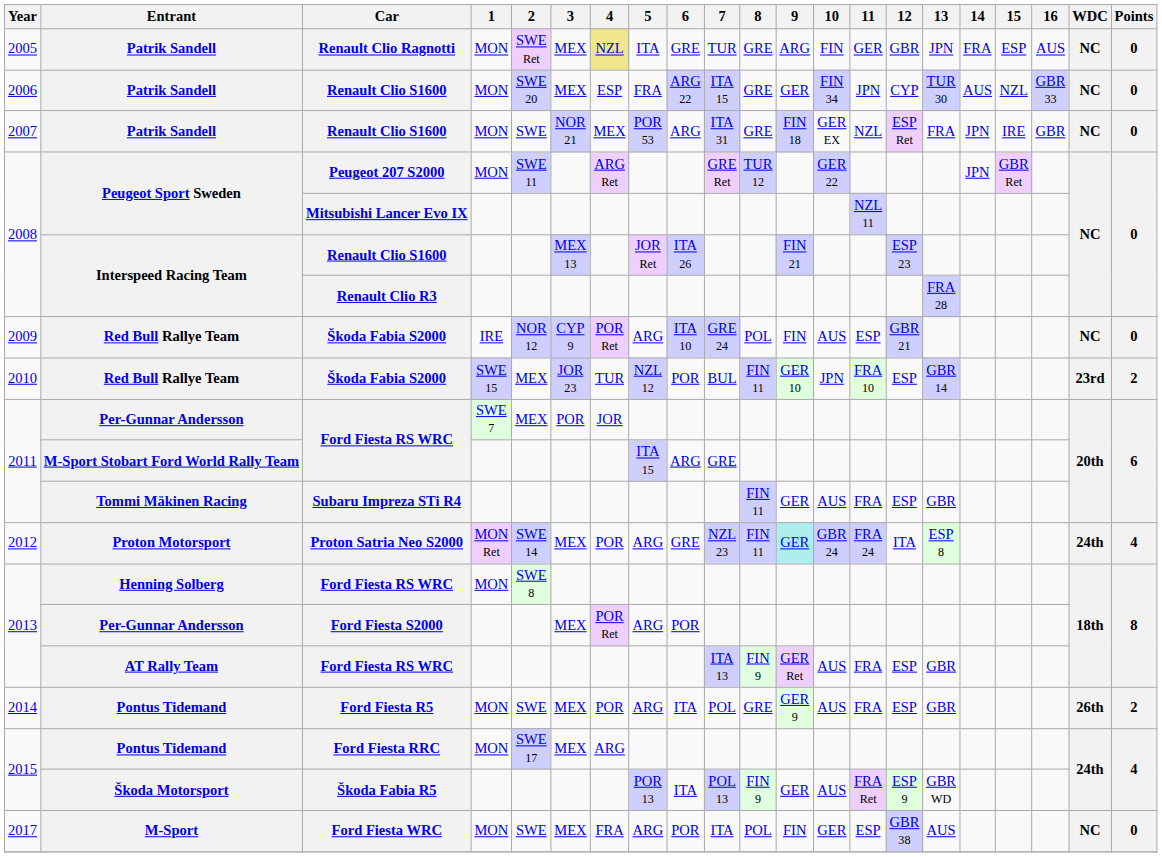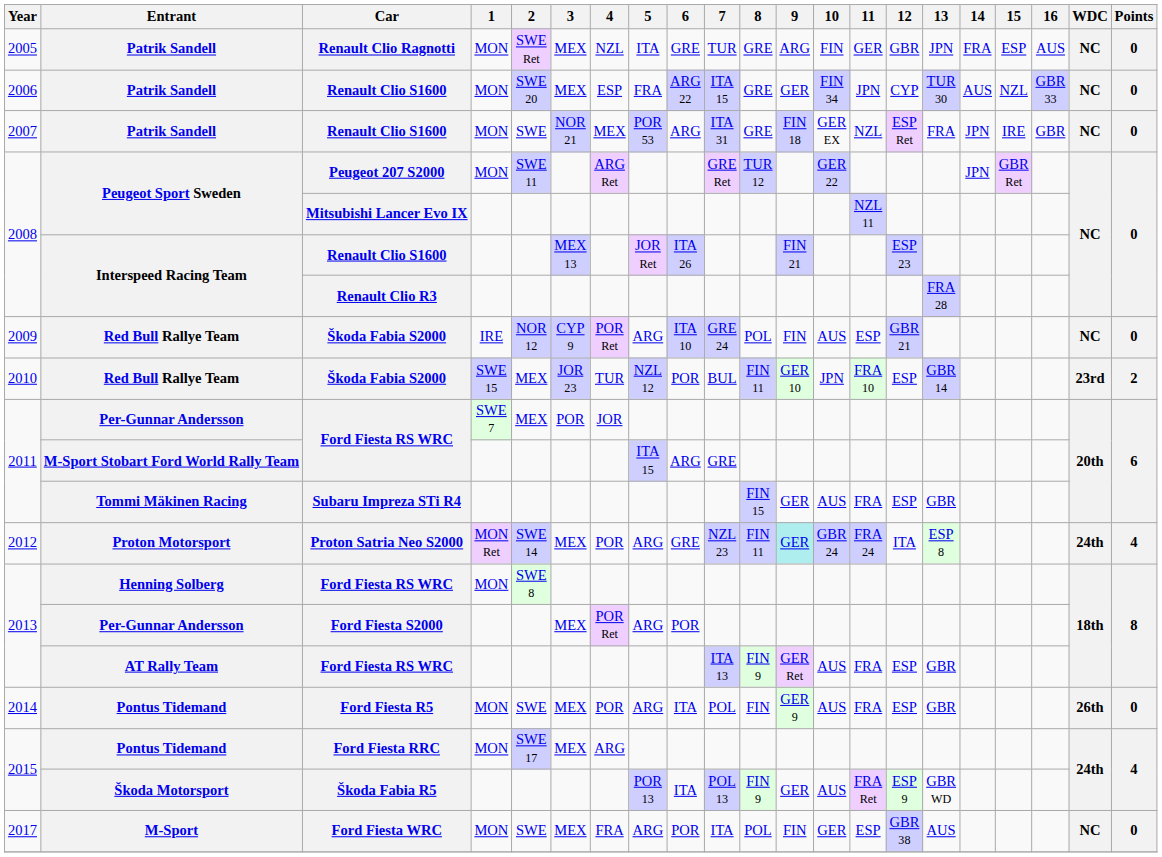(610, 49) khaki background -> (610, 49) no background
(758, 502) FIN 11 -> (758, 502) FIN 15
(758, 707) GRE -> (758, 707) FIN
(1134, 707) 2 -> (1134, 707) 0
